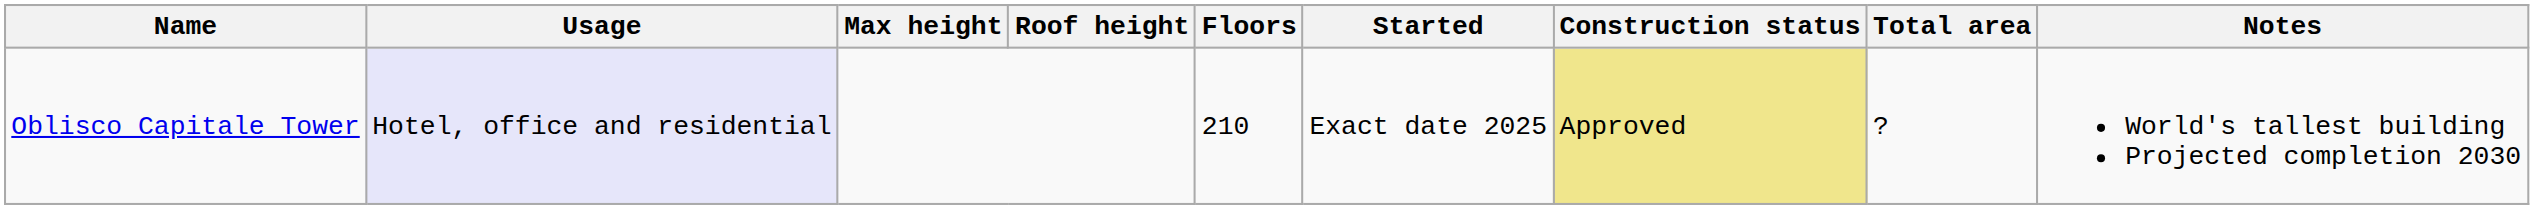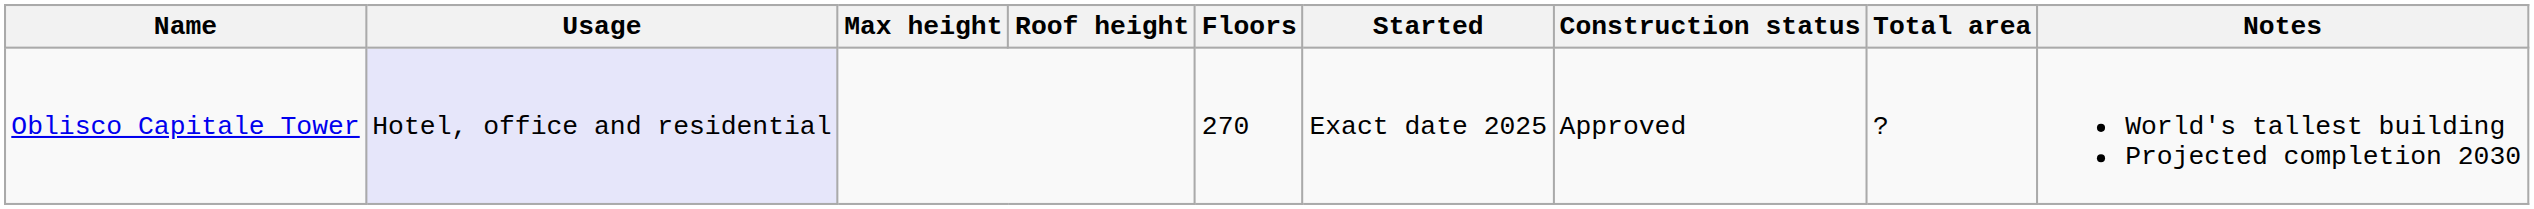(1226, 126) 210 -> (1226, 126) 270
(1623, 126) khaki background -> (1623, 126) no background
